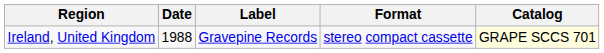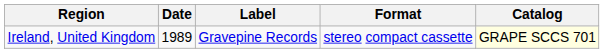(177, 37) 1988 -> (177, 37) 1989
